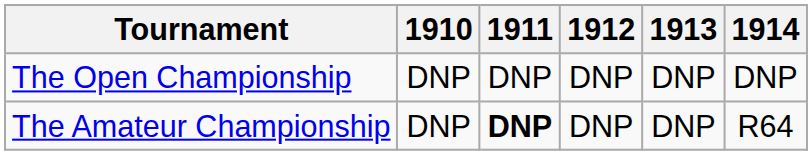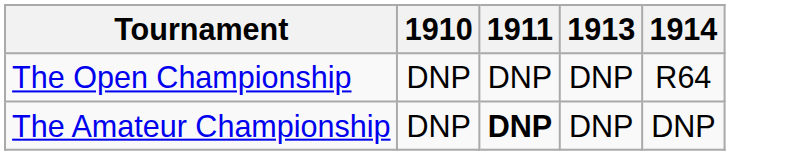- column: (601, 29)
(765, 78) DNP -> (683, 78) R64
(765, 126) R64 -> (683, 126) DNP
